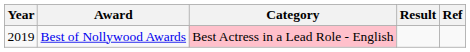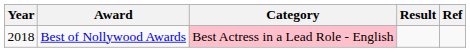(21, 36) 2019 -> (21, 36) 2018
